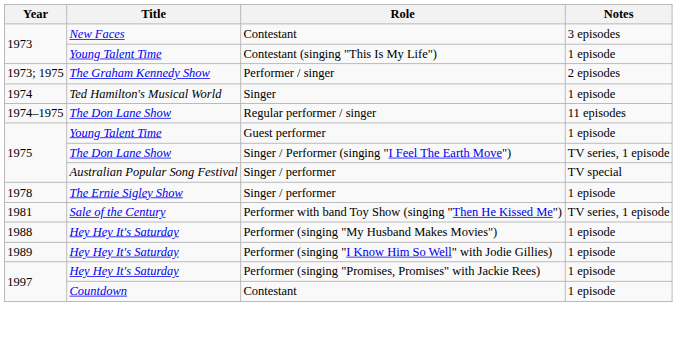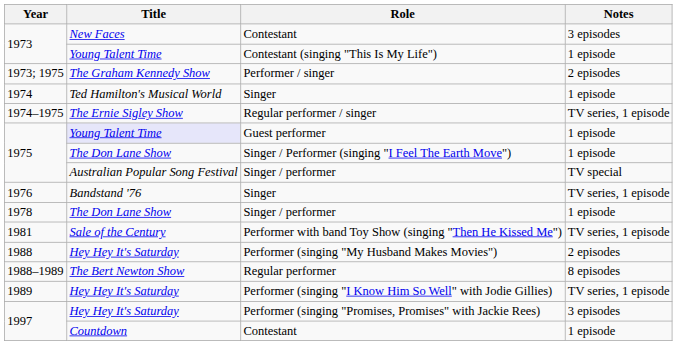(120, 113) The Don Lane Show -> (126, 113) The Ernie Sigley Show
(597, 113) 11 episodes -> (619, 113) TV series, 1 episode
(116, 133) no background -> (116, 133) lavender background
(619, 152) TV series, 1 episode -> (592, 152) 1 episode
+ row: (20, 192)
(126, 192) The Ernie Sigley Show -> (120, 212) The Don Lane Show
(592, 232) 1 episode -> (594, 251) 2 episodes
+ row: (35, 271)
(592, 251) 1 episode -> (619, 291) TV series, 1 episode
(592, 271) 1 episode -> (594, 311) 3 episodes
